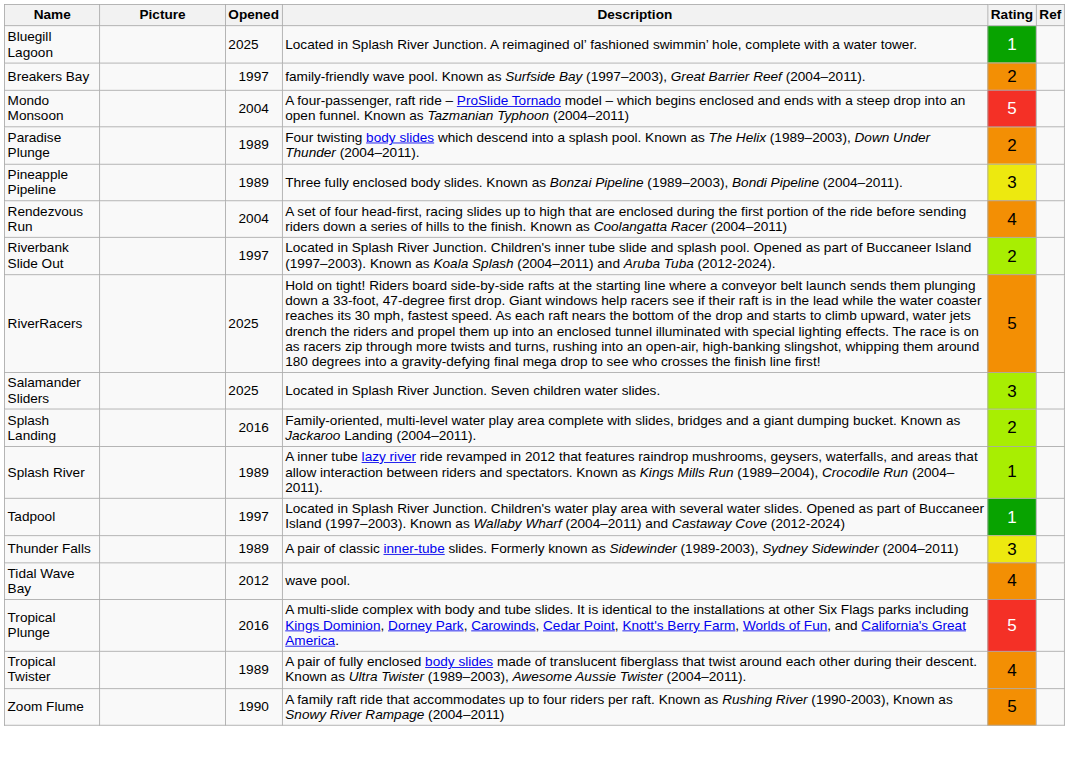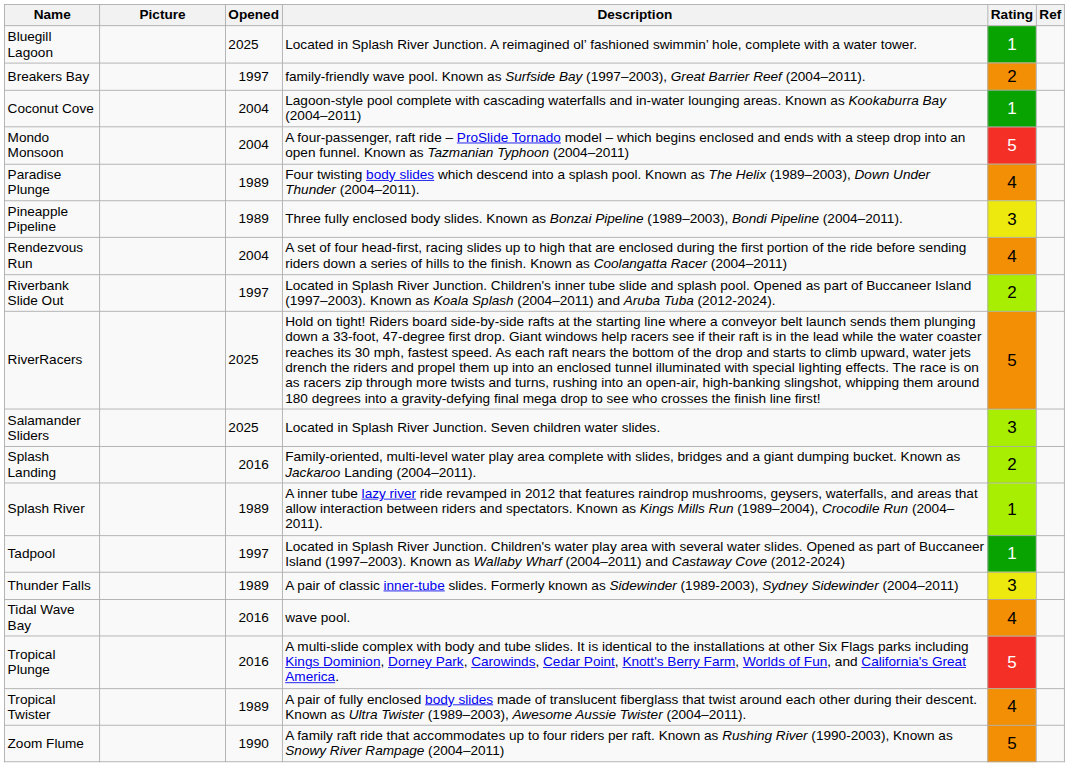+ row: (51, 108)
(1012, 145) 2 -> (1012, 182) 4
(254, 580) 2012 -> (254, 617) 2016
